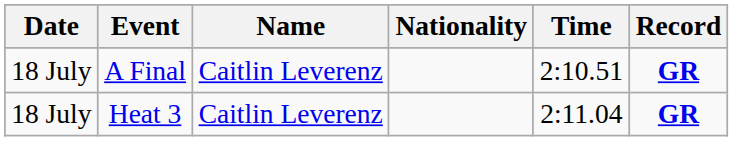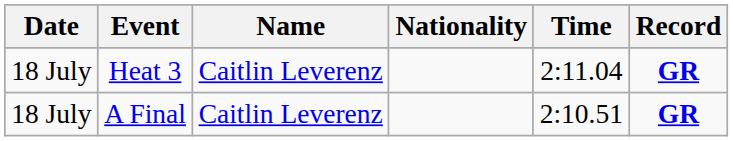rows swapped: (145, 113) <-> (145, 69)
